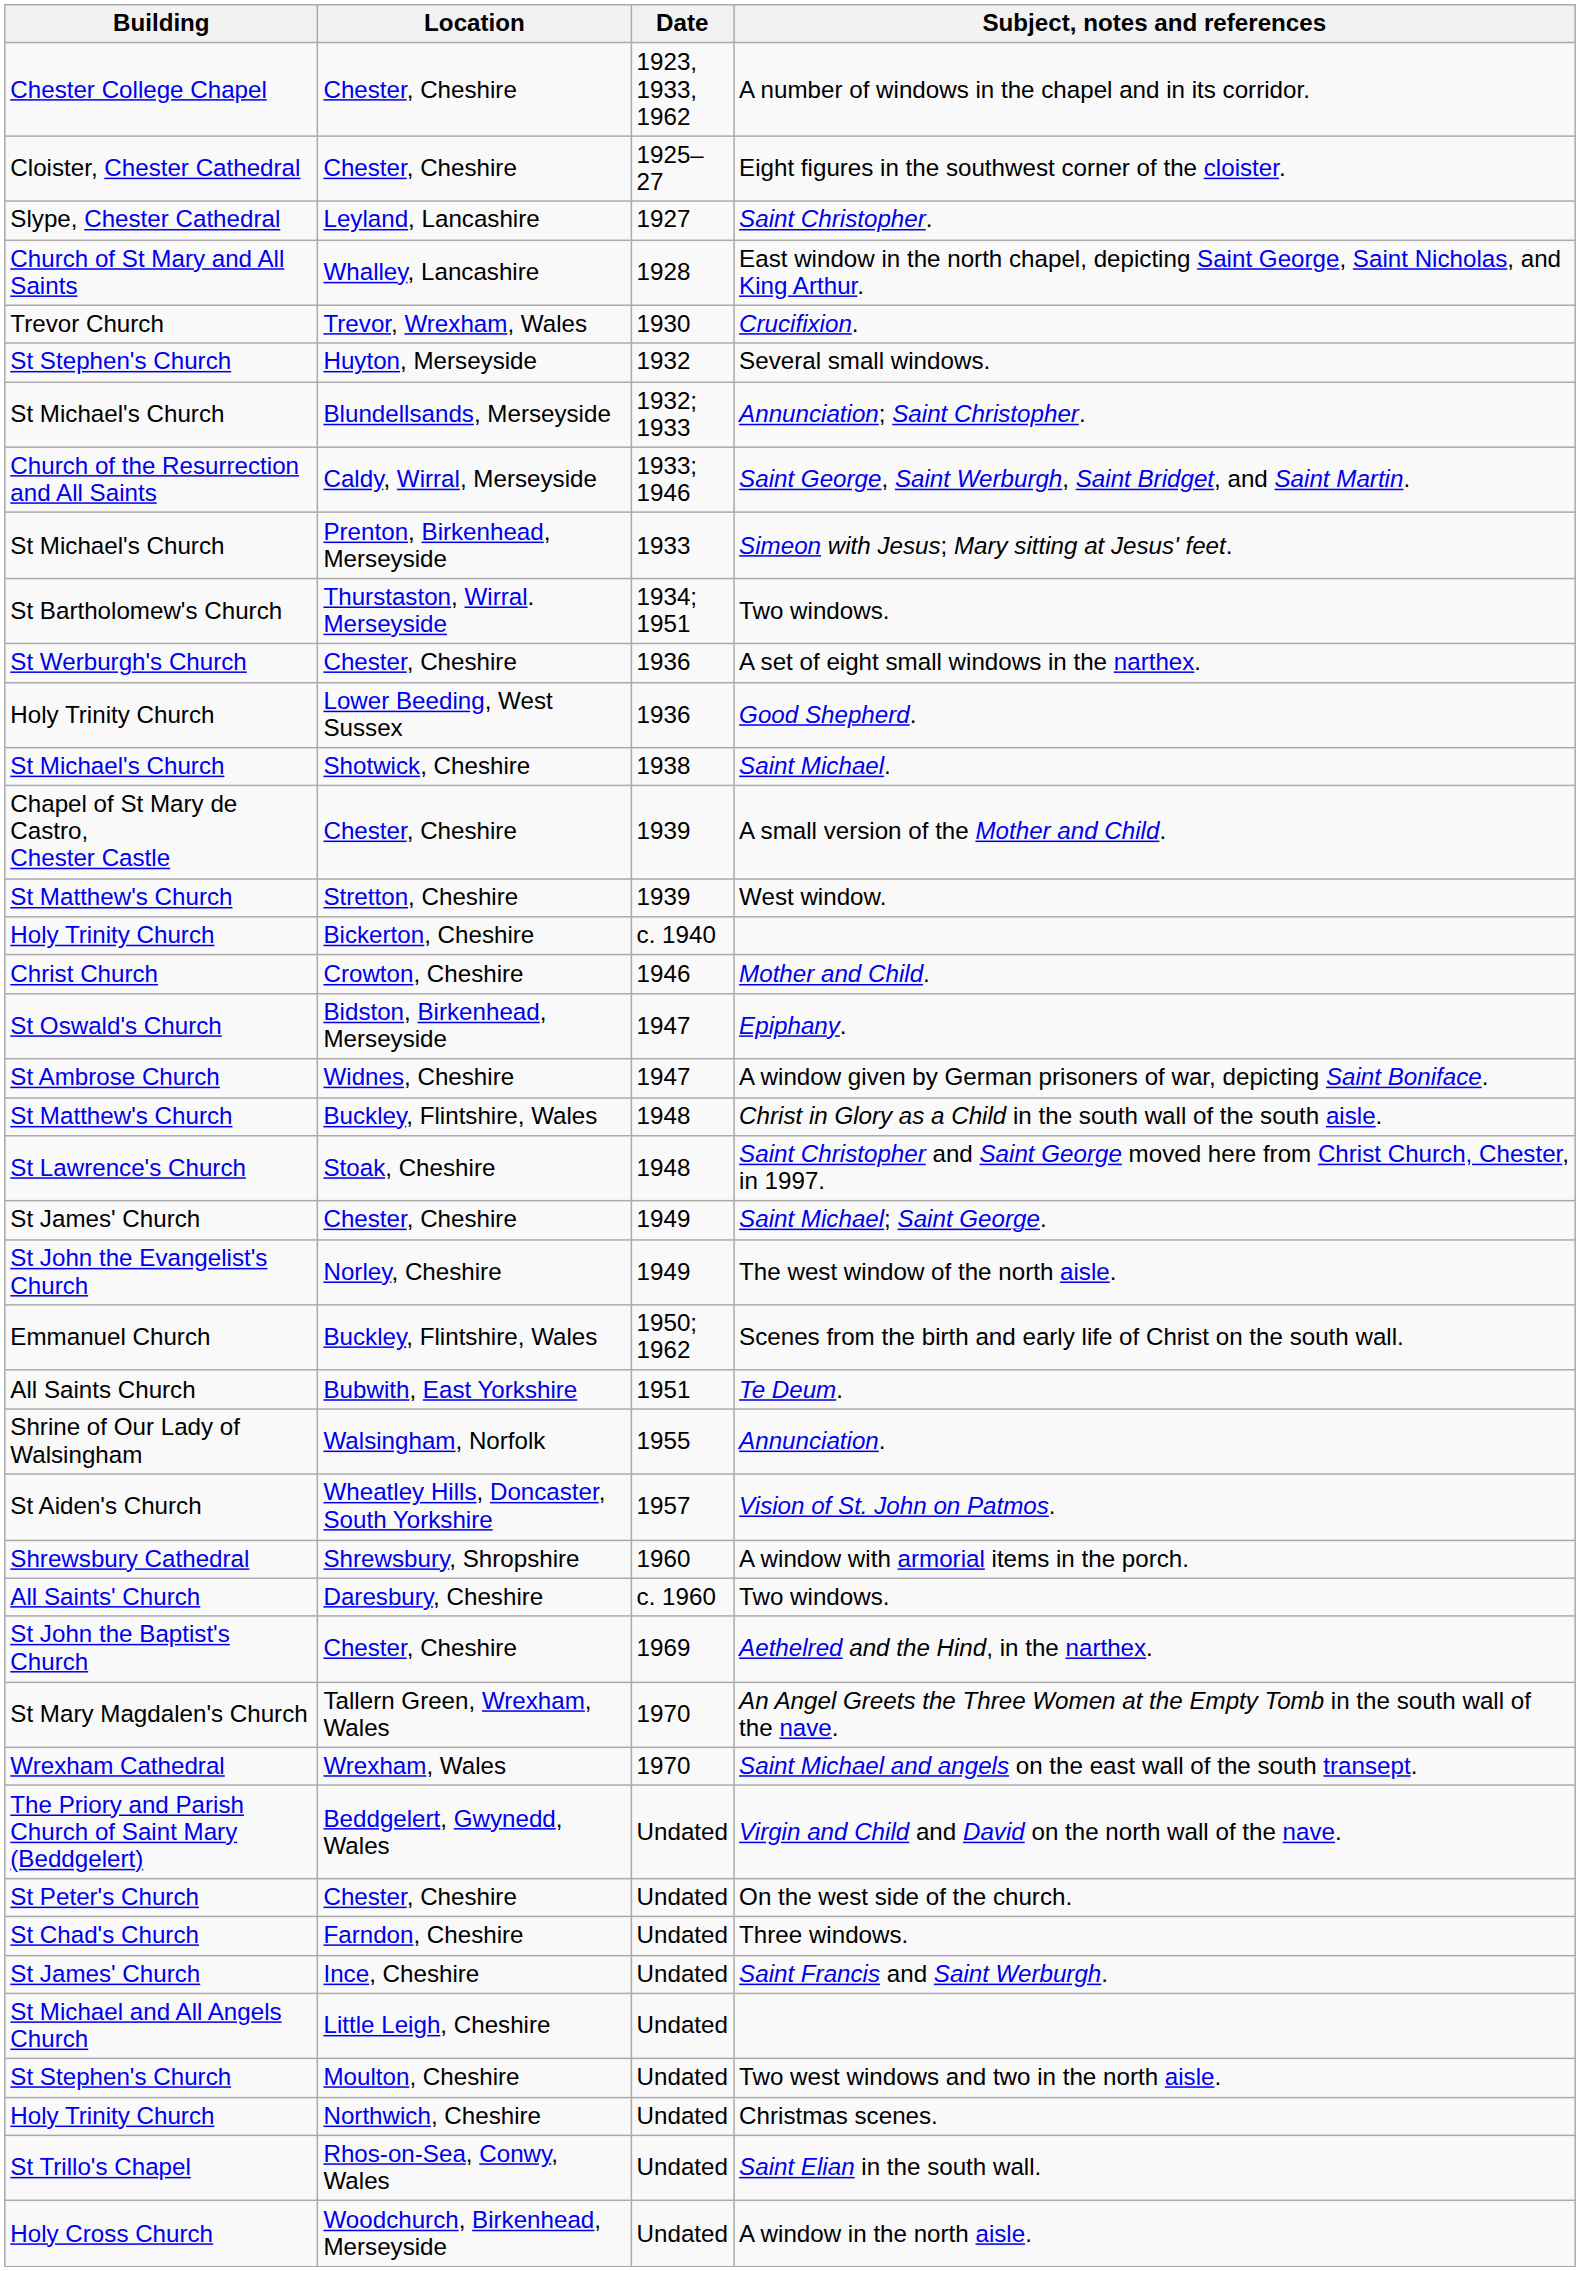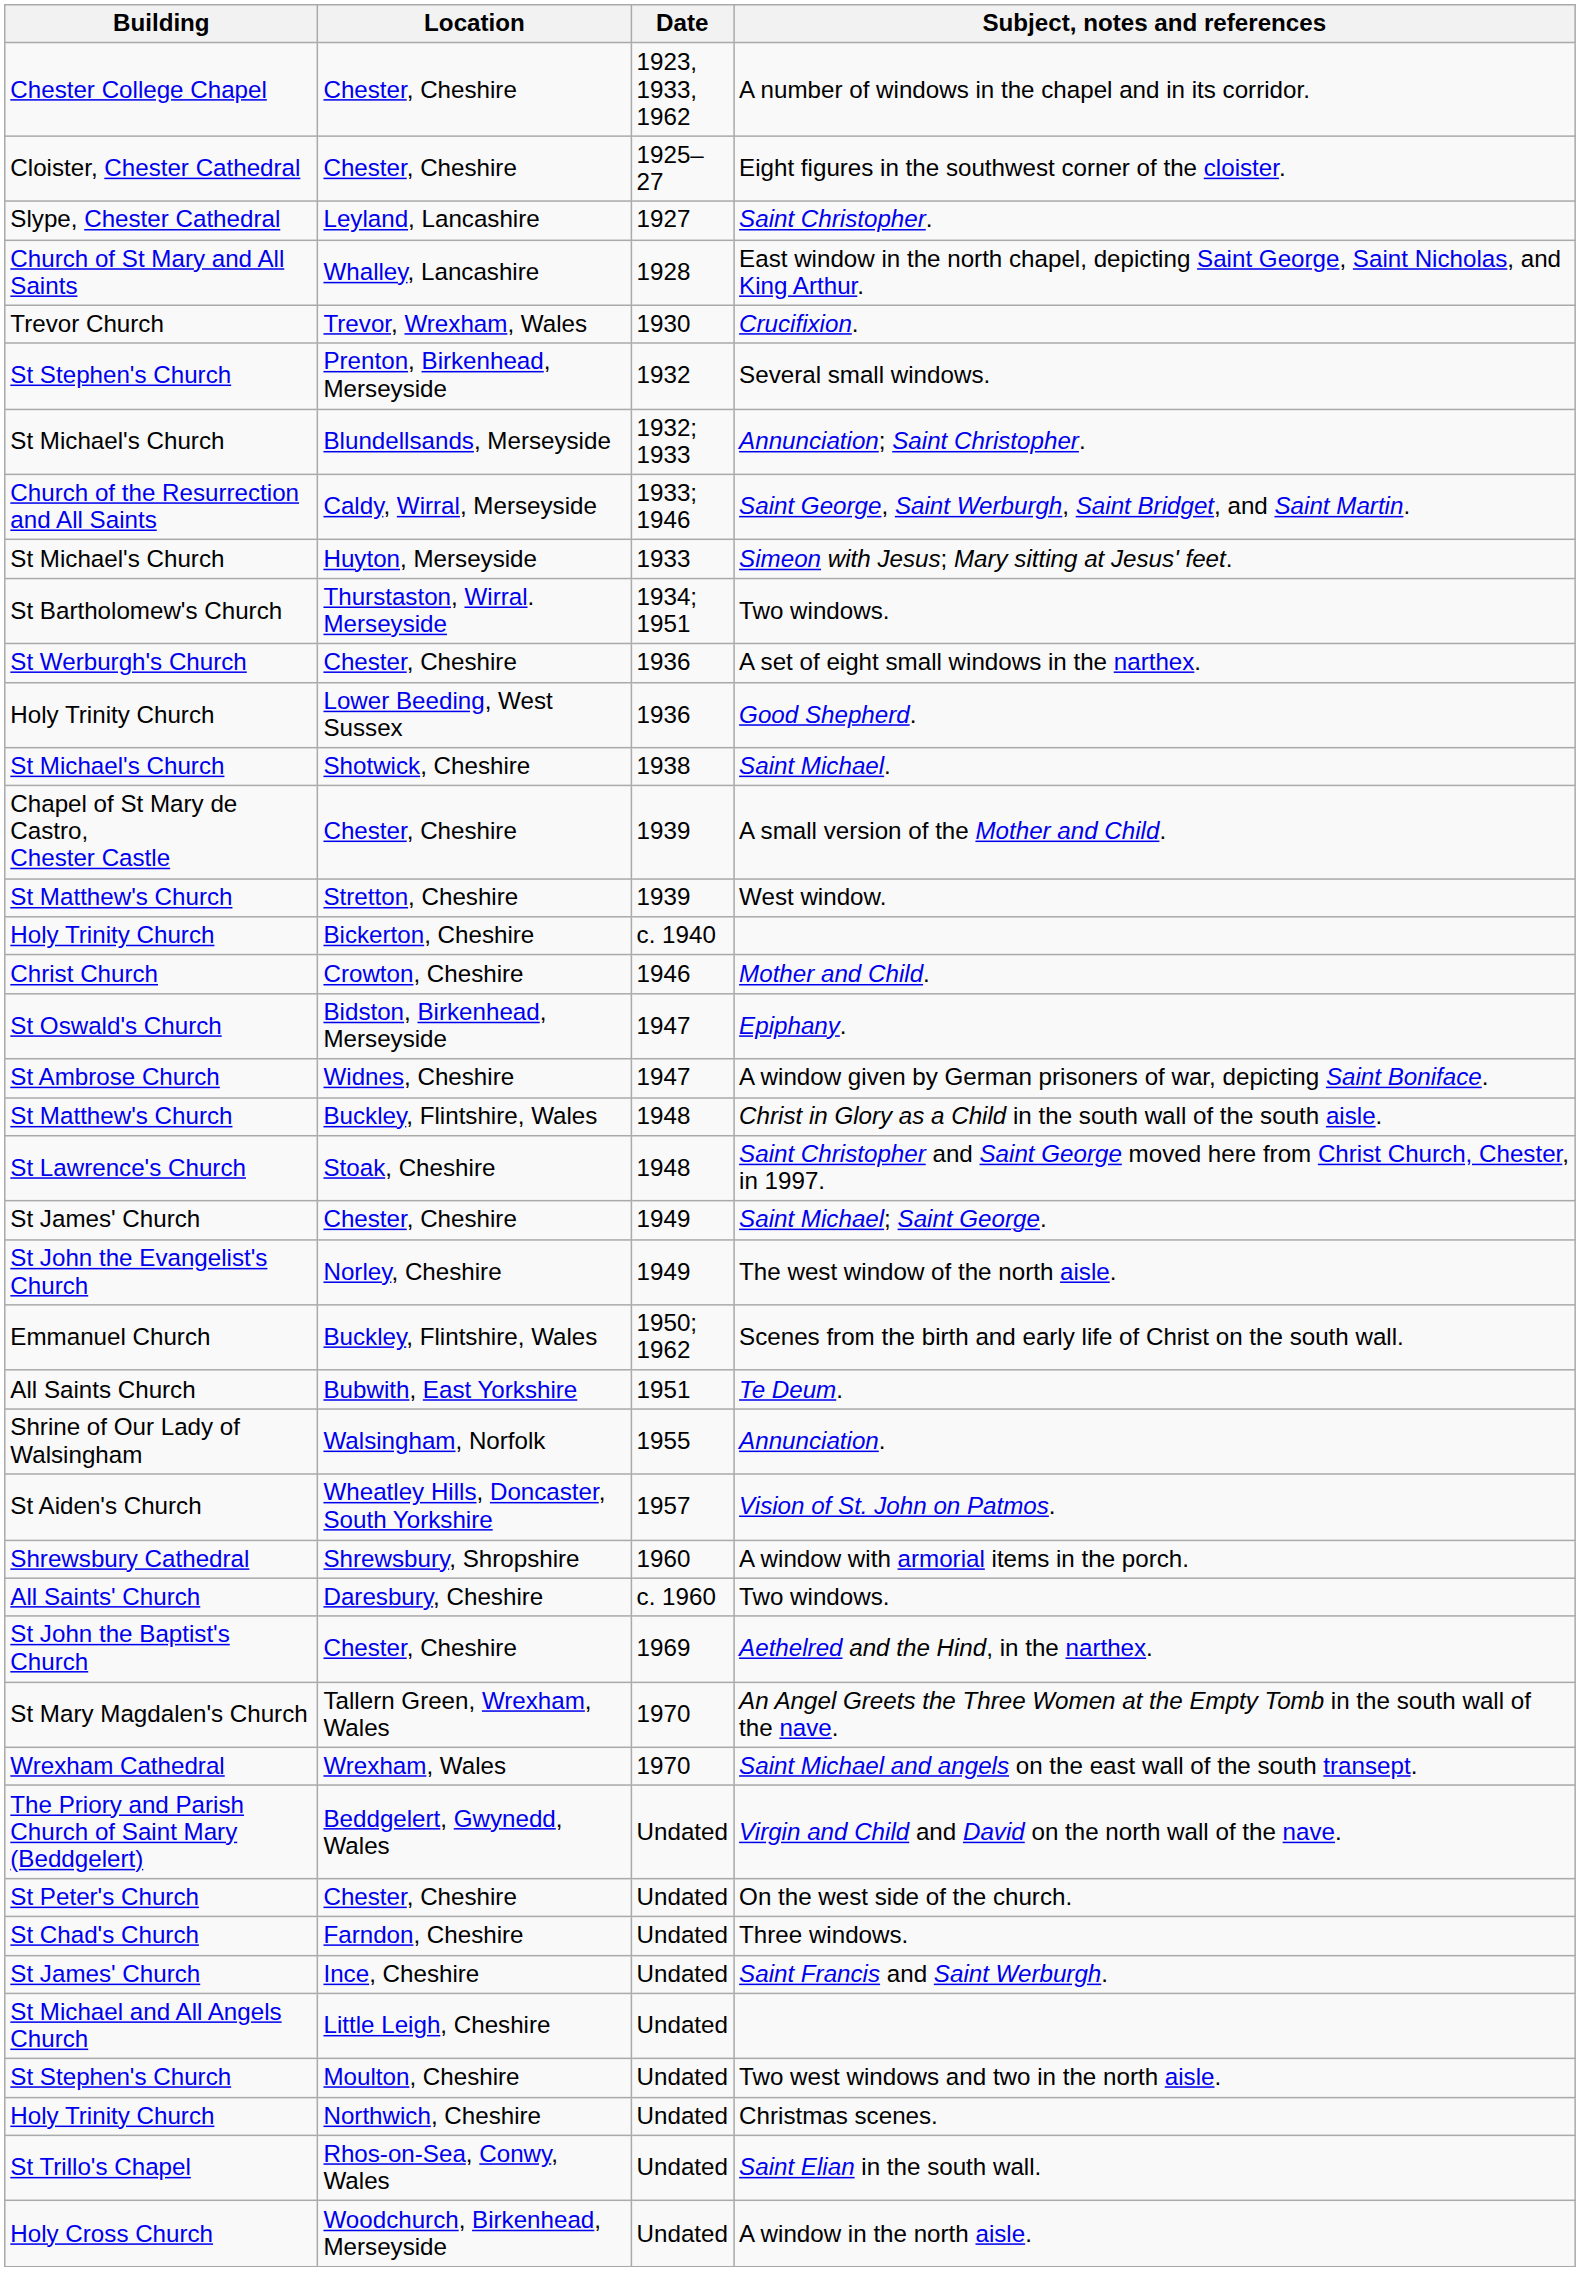(430, 362) Huyton, Merseyside -> (437, 375) Prenton, Birkenhead, Merseyside
(437, 545) Prenton, Birkenhead, Merseyside -> (430, 558) Huyton, Merseyside
